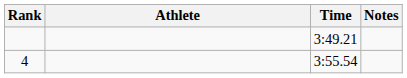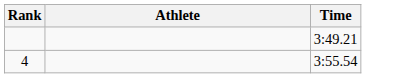- column: (381, 15)
